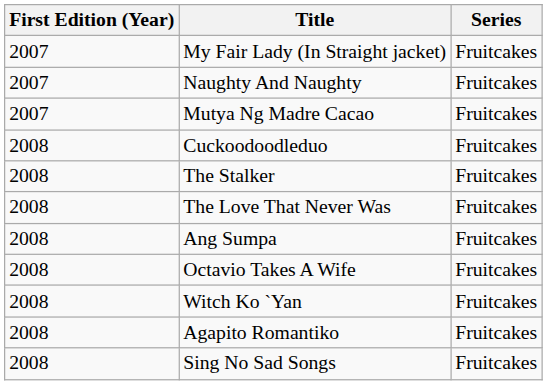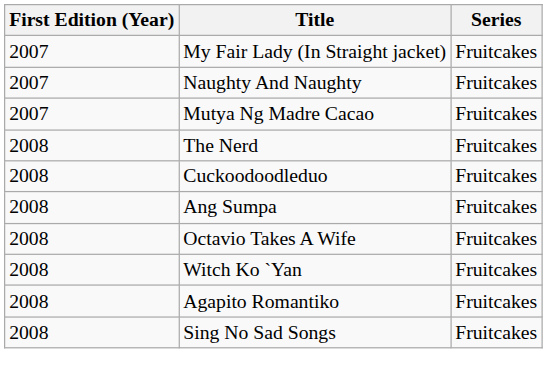+ row: (221, 144)
- row: (229, 176)
- row: (287, 207)
